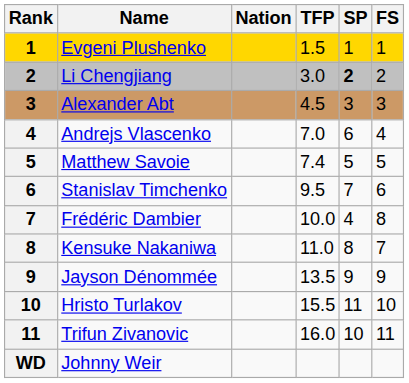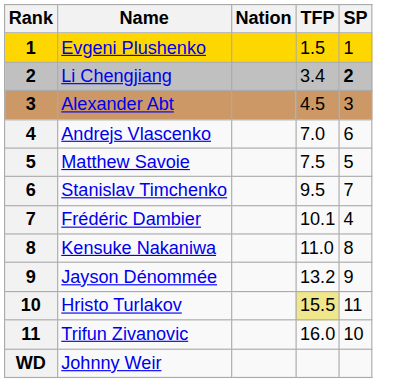- column: (388, 18)
(313, 76) 3.0 -> (313, 76) 3.4
(313, 162) 7.4 -> (313, 162) 7.5
(318, 219) 10.0 -> (318, 219) 10.1
(318, 276) 13.5 -> (318, 276) 13.2
(318, 305) no background -> (318, 305) khaki background
